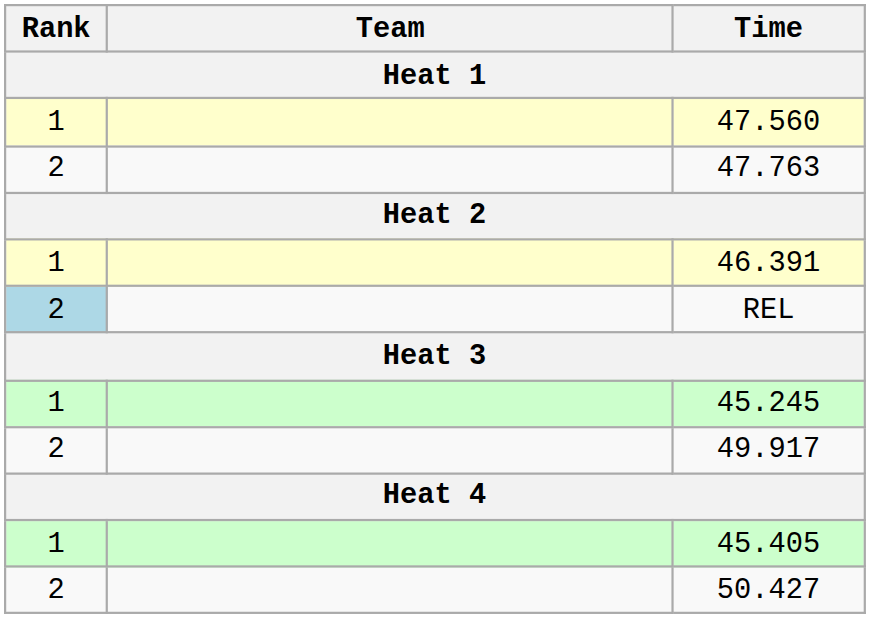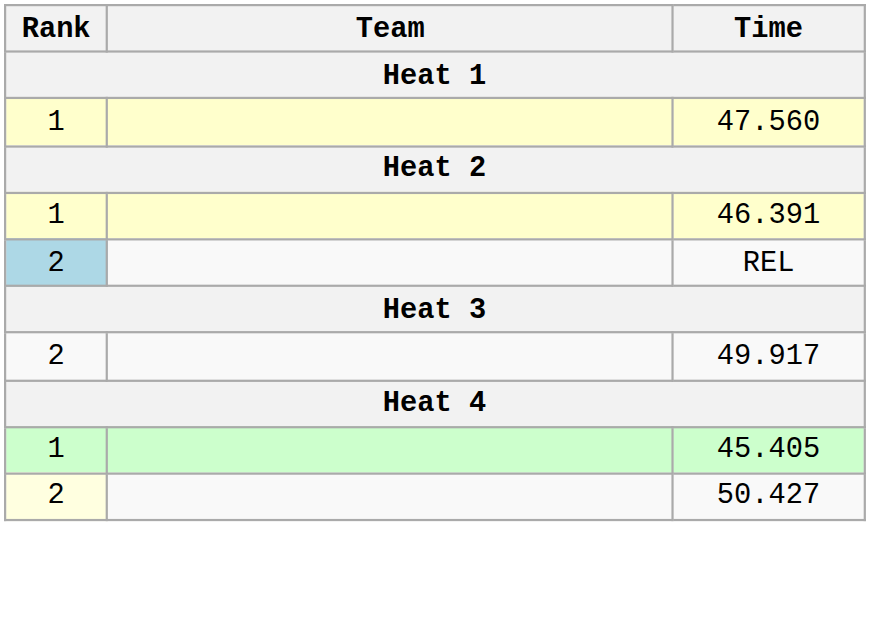- row: (769, 169)
- row: (769, 403)
(56, 590) no background -> (56, 497) lightyellow background
